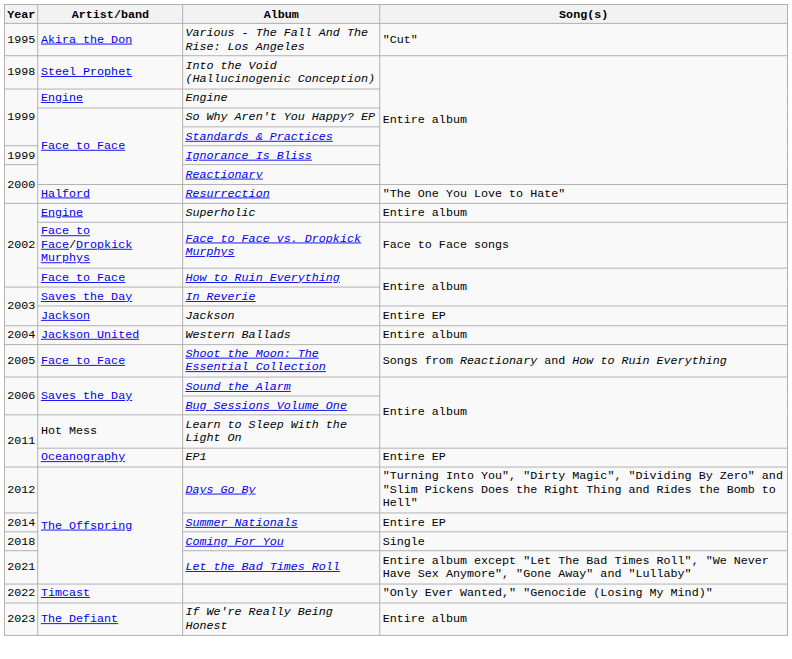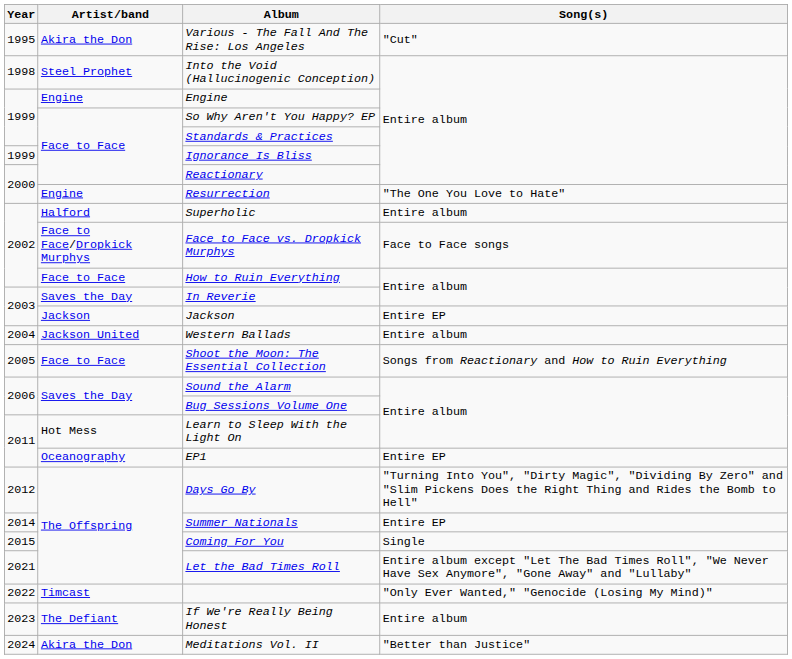(65, 194) Halford -> (62, 194) Engine
(62, 213) Engine -> (65, 213) Halford
(21, 541) 2018 -> (21, 541) 2015
+ row: (252, 645)
